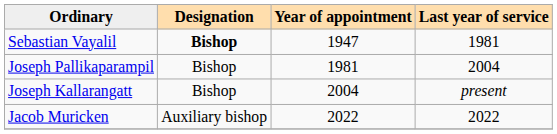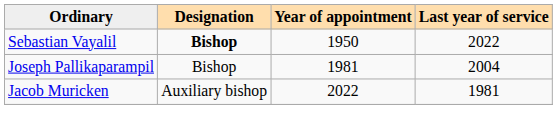(343, 41) 1947 -> (343, 41) 1950
(484, 41) 1981 -> (484, 41) 2022
- row: (70, 91)
(484, 116) 2022 -> (484, 91) 1981
